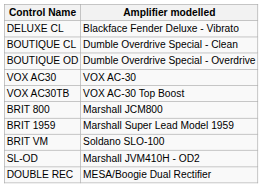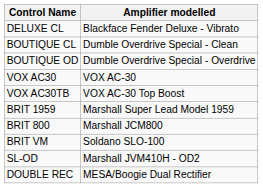rows swapped: (31, 126) <-> (28, 110)
